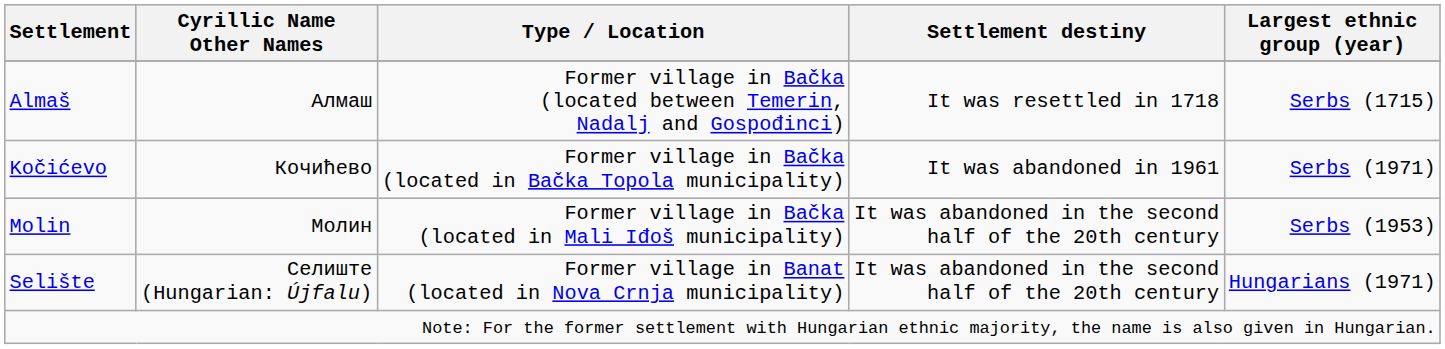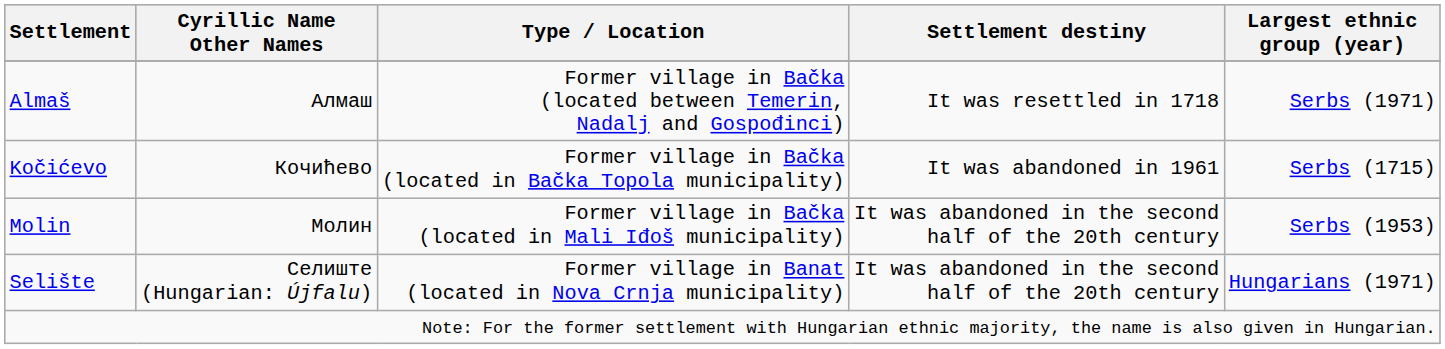(1363, 101) Serbs (1715) -> (1363, 101) Serbs (1971)
(1363, 169) Serbs (1971) -> (1363, 169) Serbs (1715)
